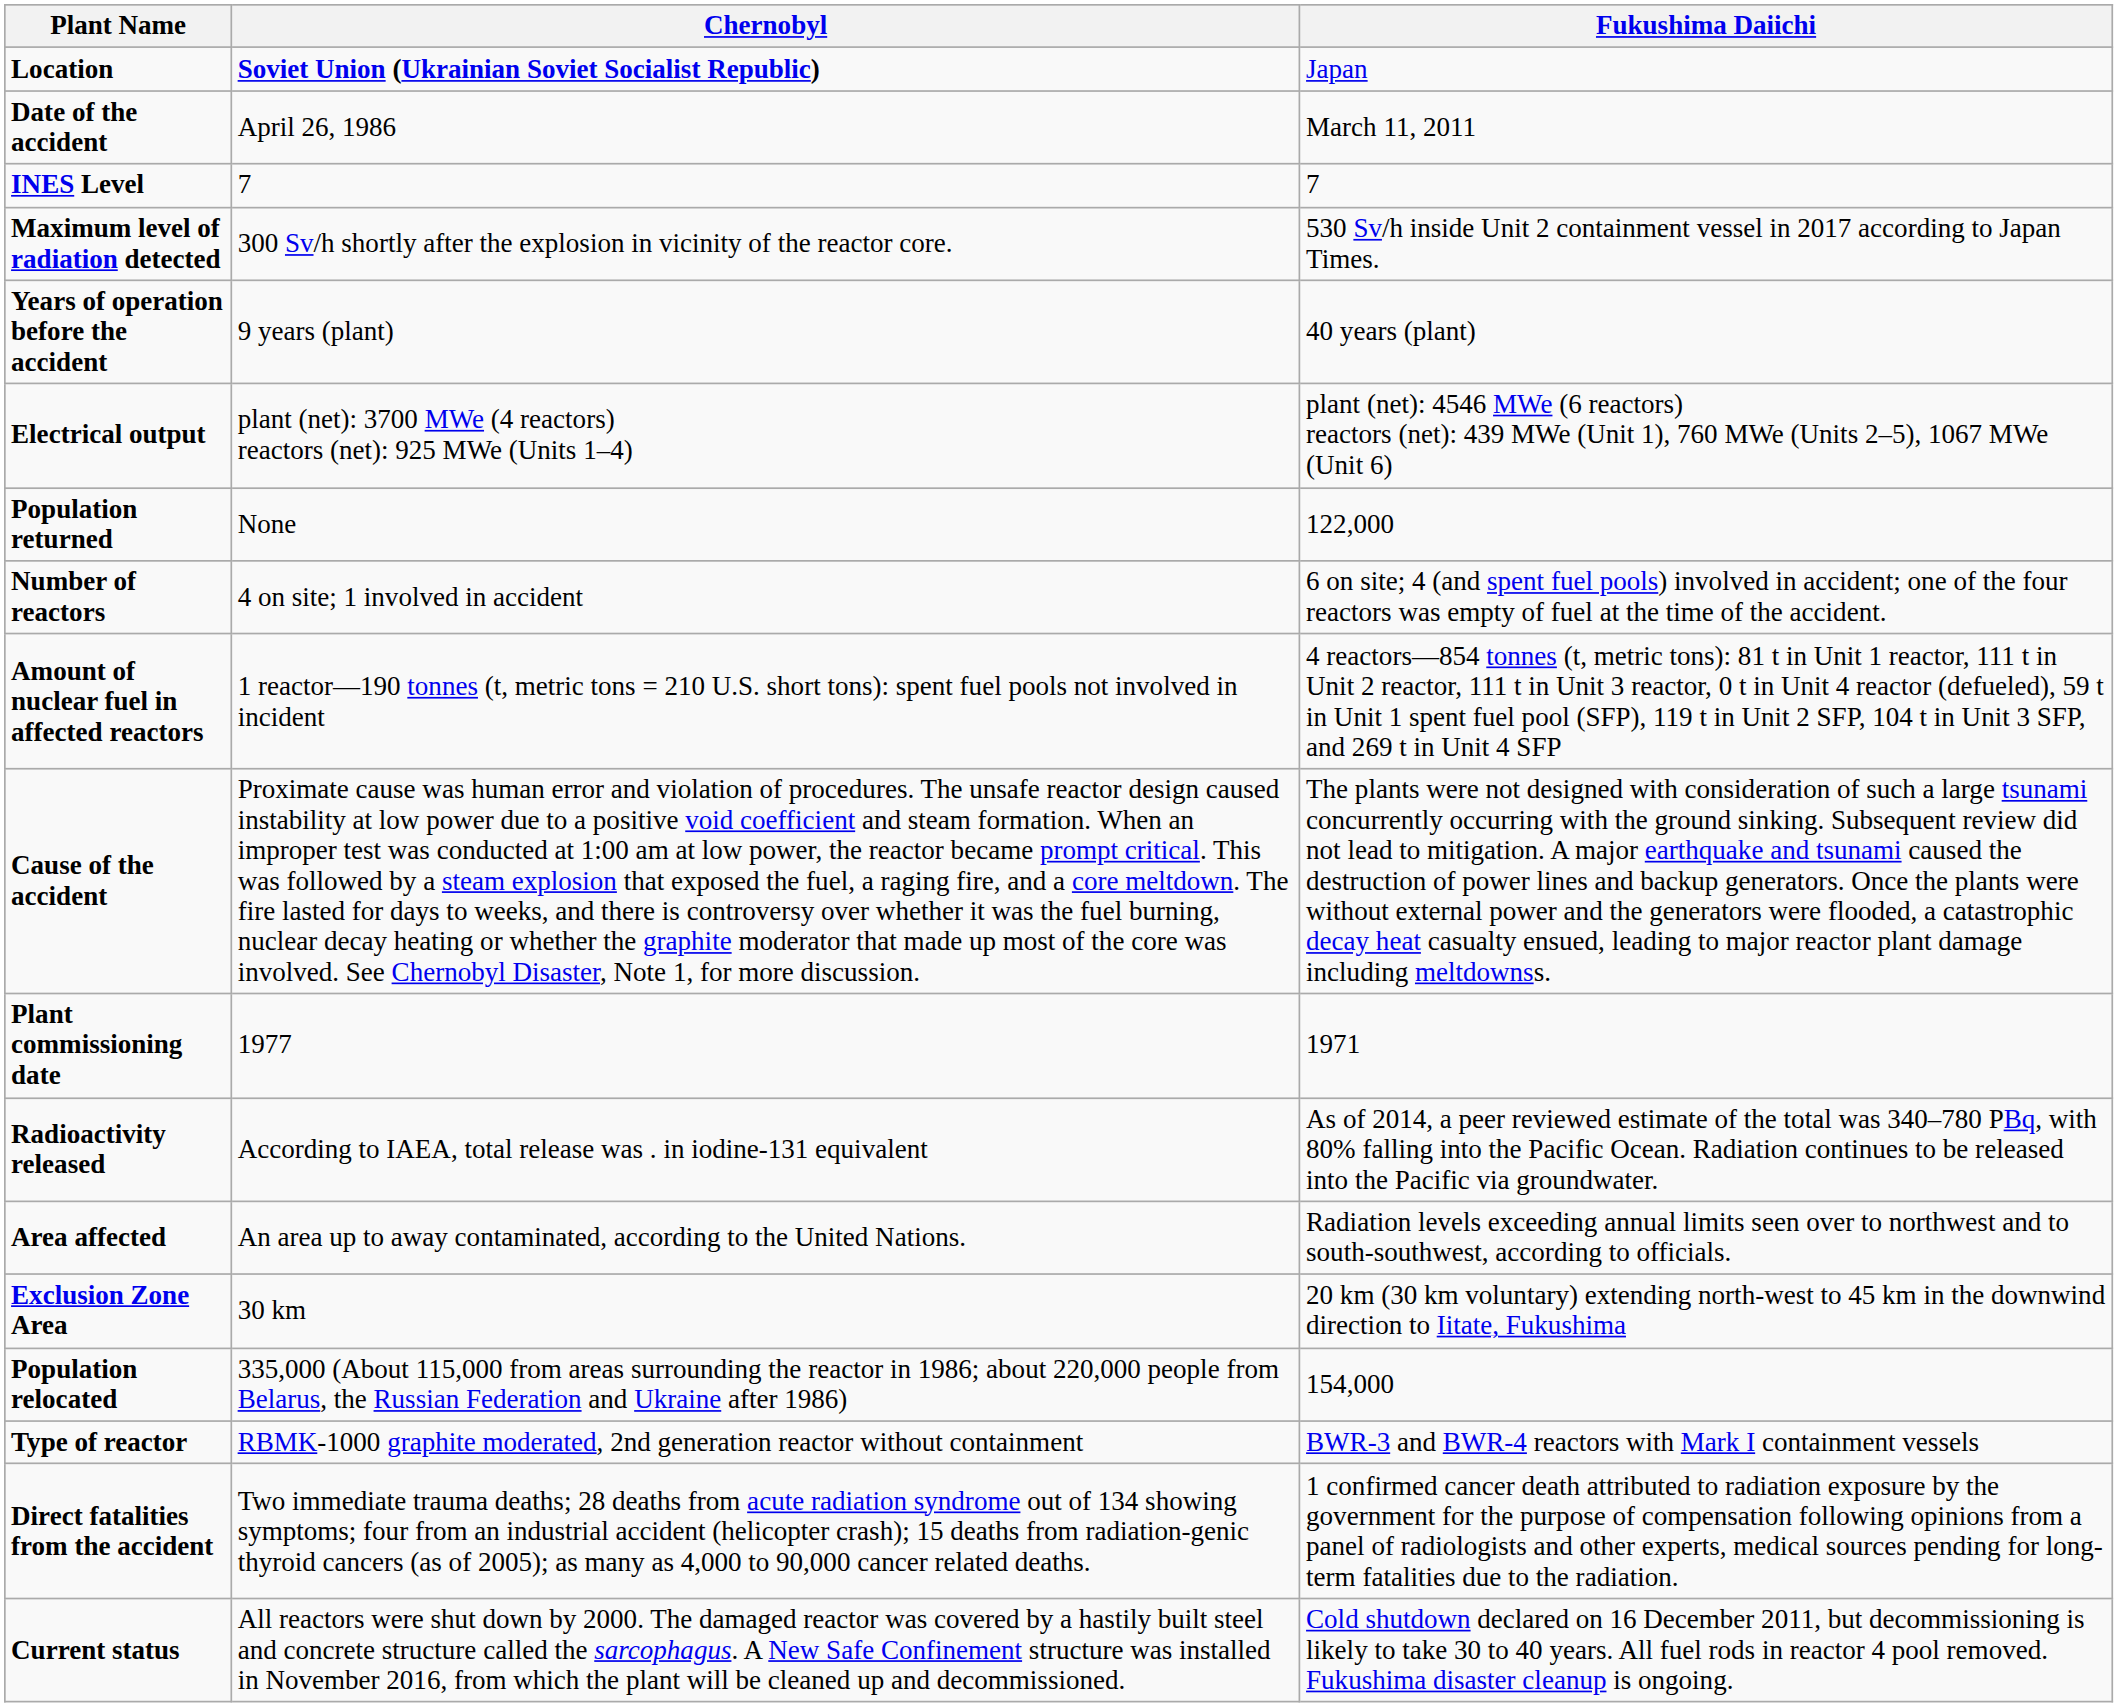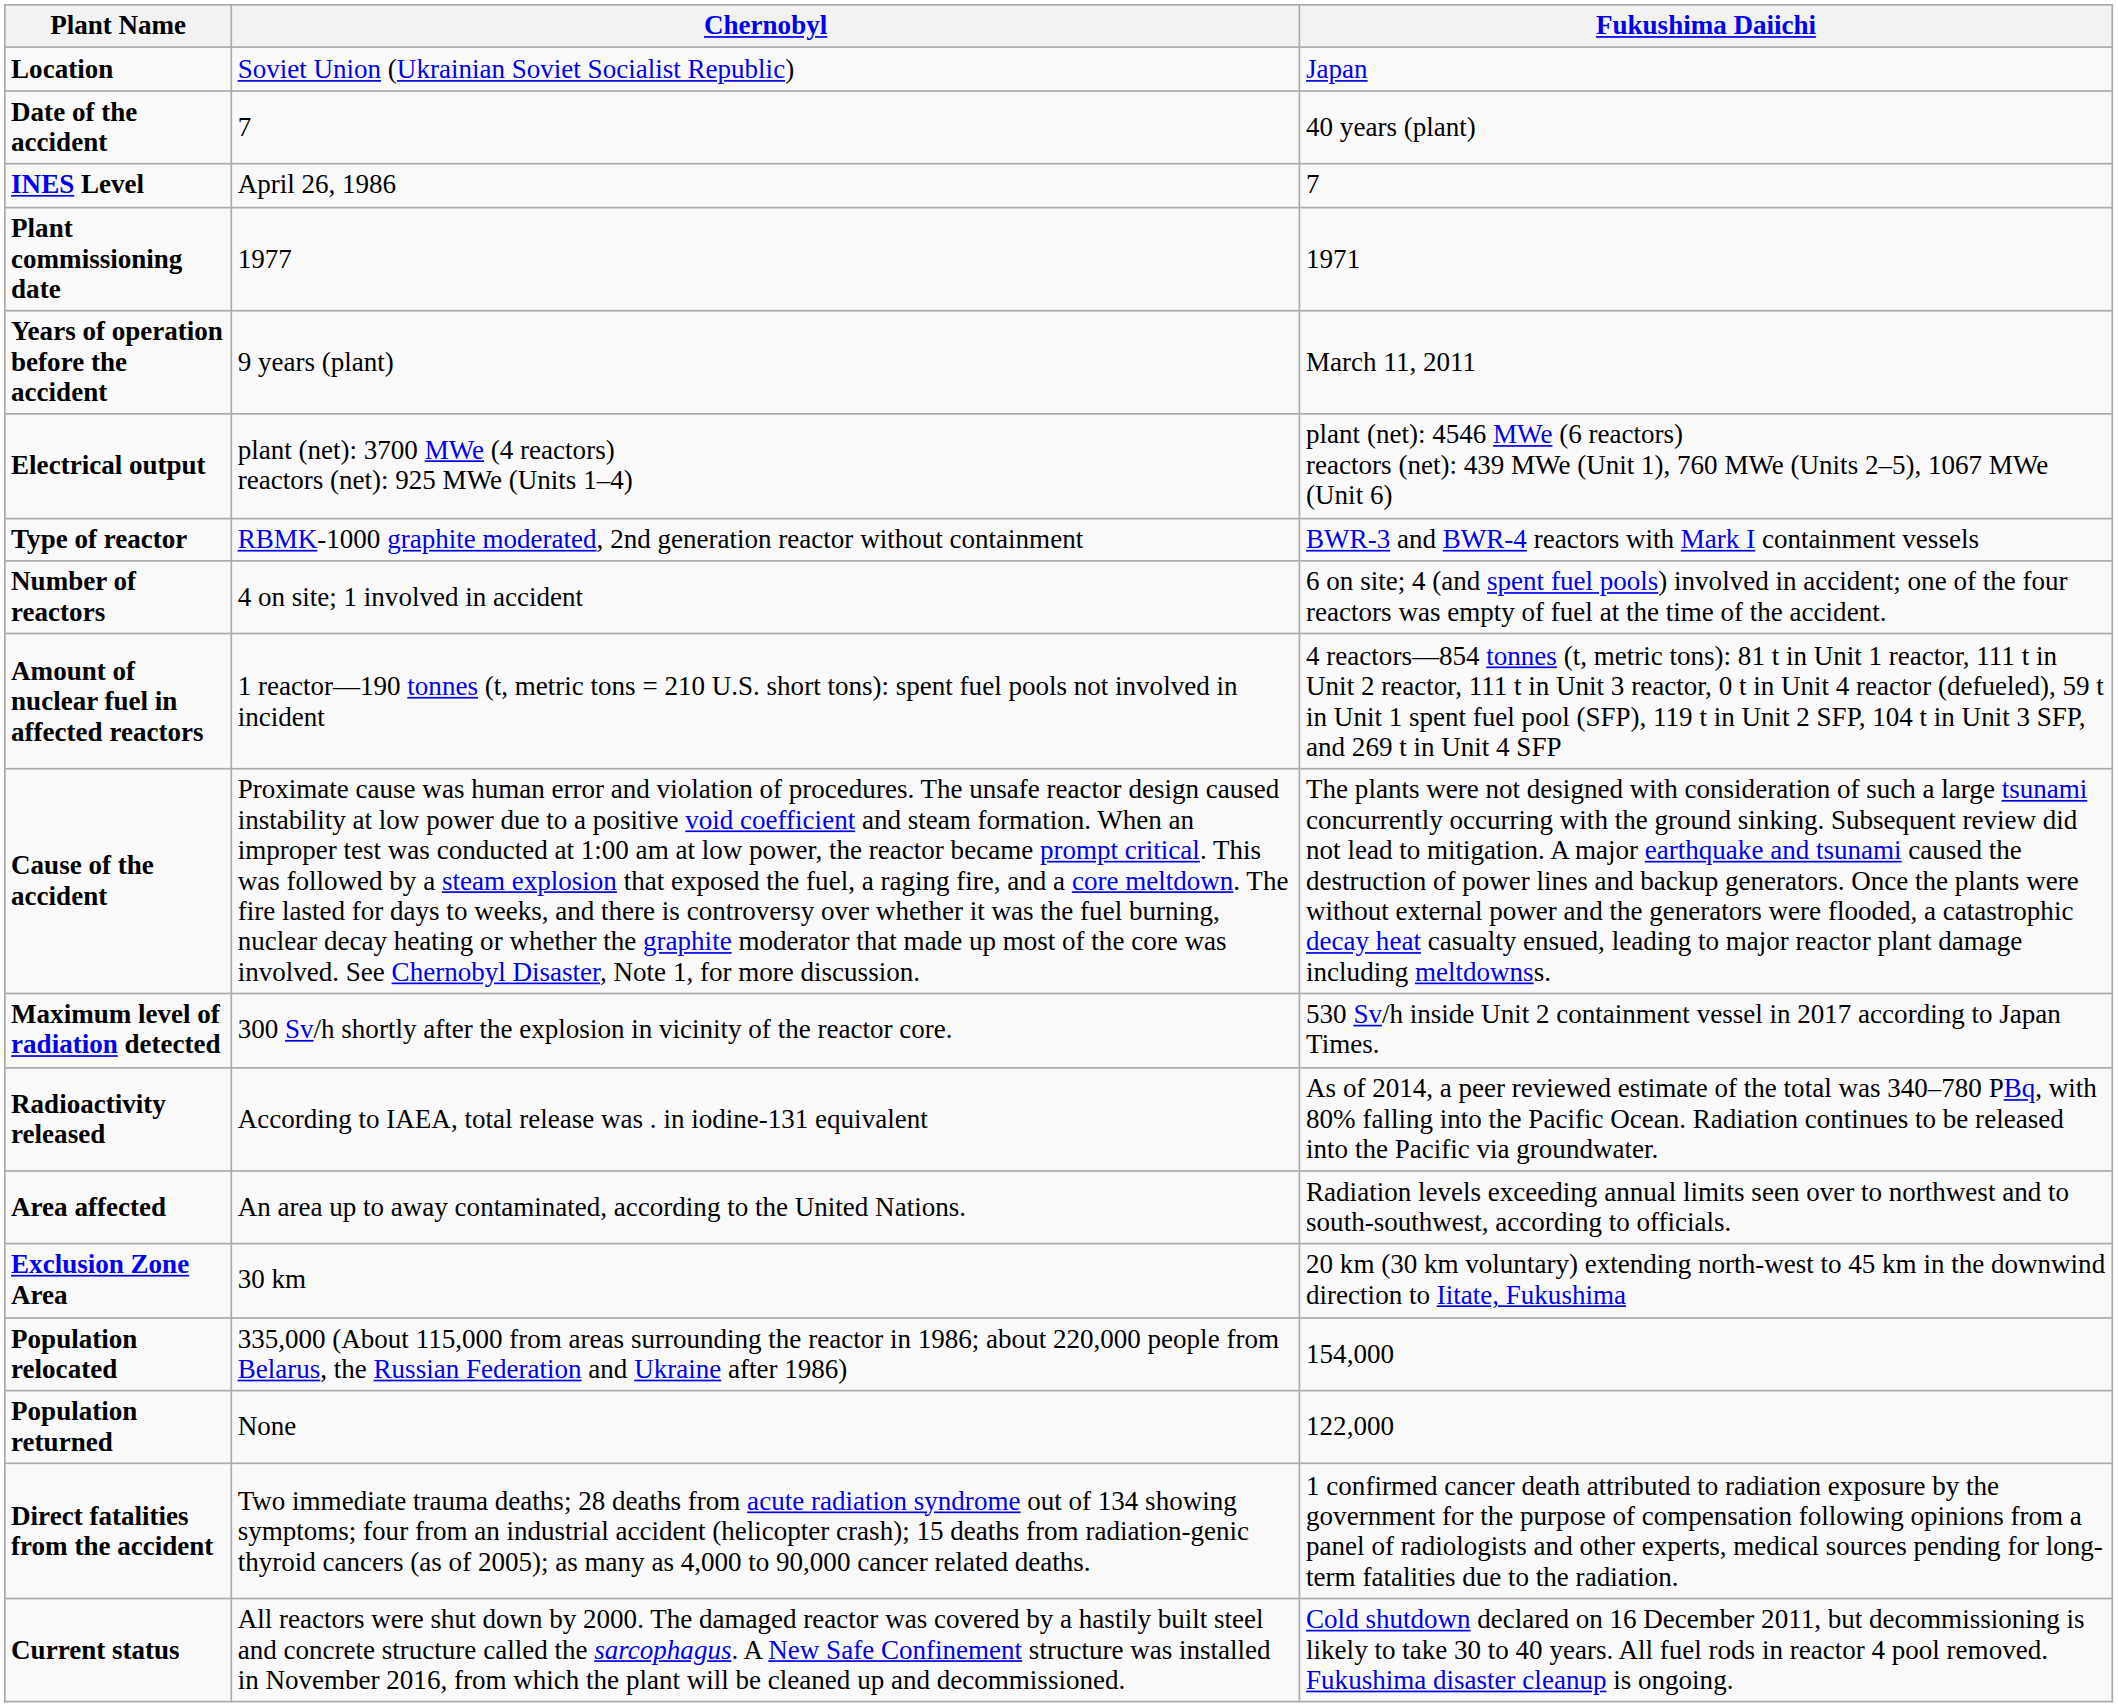(529, 68) bold -> (516, 68) normal
(317, 126) April 26, 1986 -> (244, 126) 7
(1391, 126) March 11, 2011 -> (1391, 126) 40 years (plant)
(244, 185) 7 -> (317, 185) April 26, 1986
rows swapped: (97, 1045) <-> (116, 243)
(1391, 331) 40 years (plant) -> (1391, 362) March 11, 2011
rows swapped: (99, 1442) <-> (74, 523)
